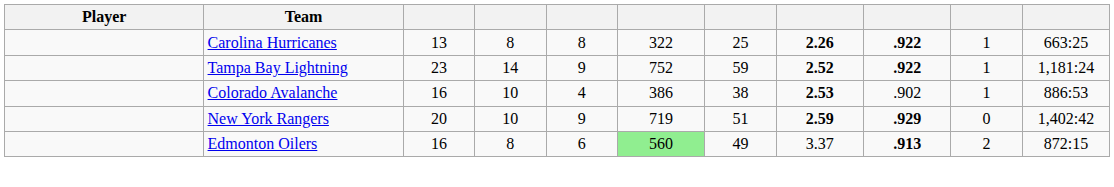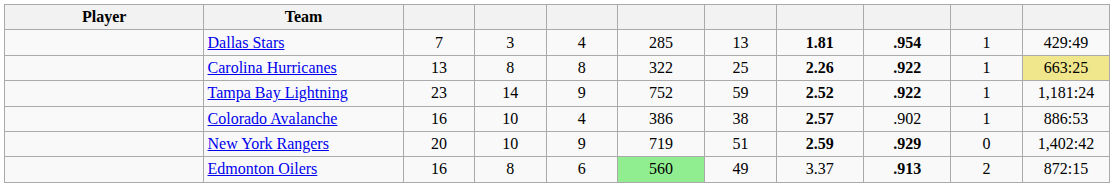+ row: (246, 42)
(1066, 42) no background -> (1066, 67) khaki background
(820, 93) 2.53 -> (820, 118) 2.57
